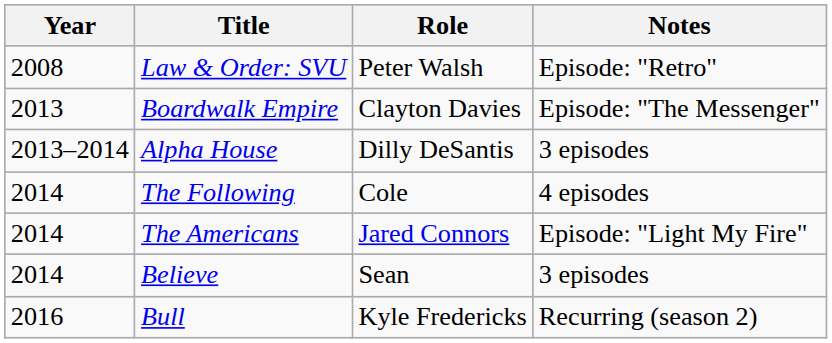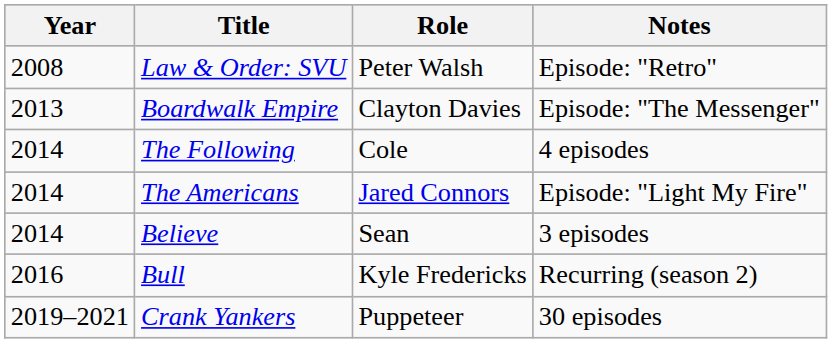- row: (209, 150)
+ row: (218, 316)
